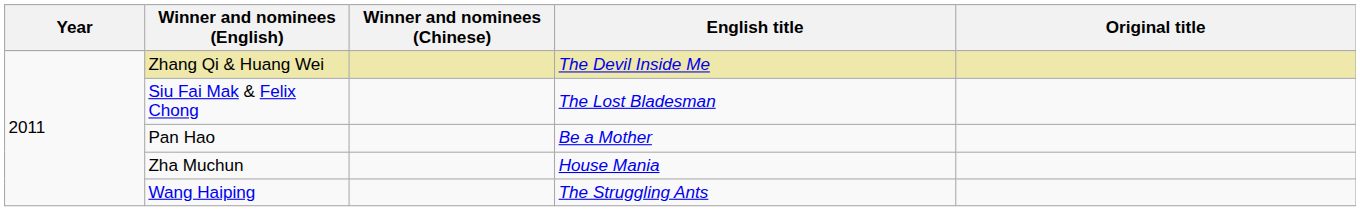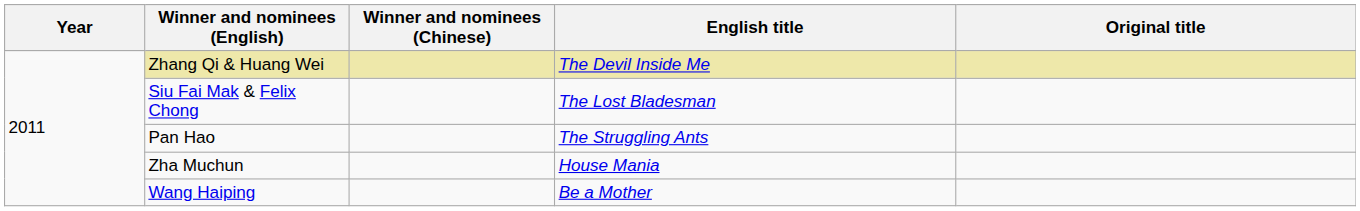(605, 138) Be a Mother -> (633, 138) The Struggling Ants
(633, 192) The Struggling Ants -> (605, 192) Be a Mother
